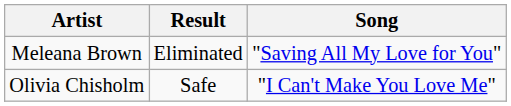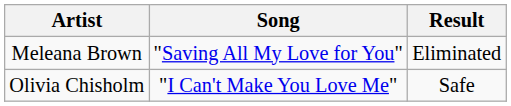columns swapped: (377, 20) <-> (198, 20)
